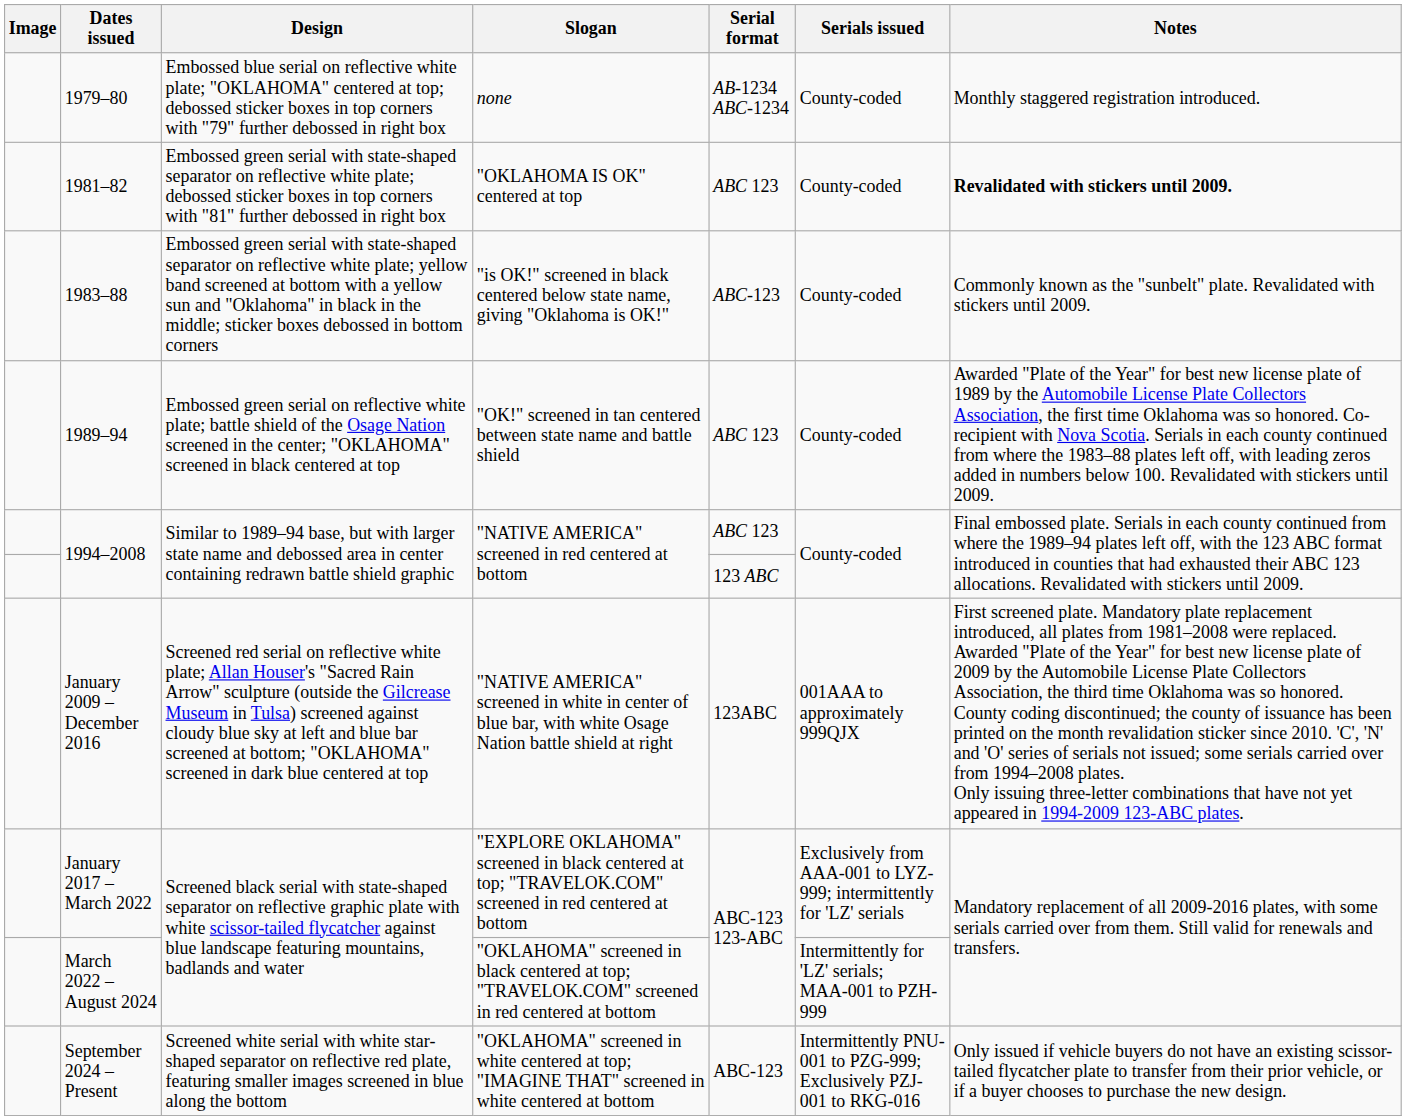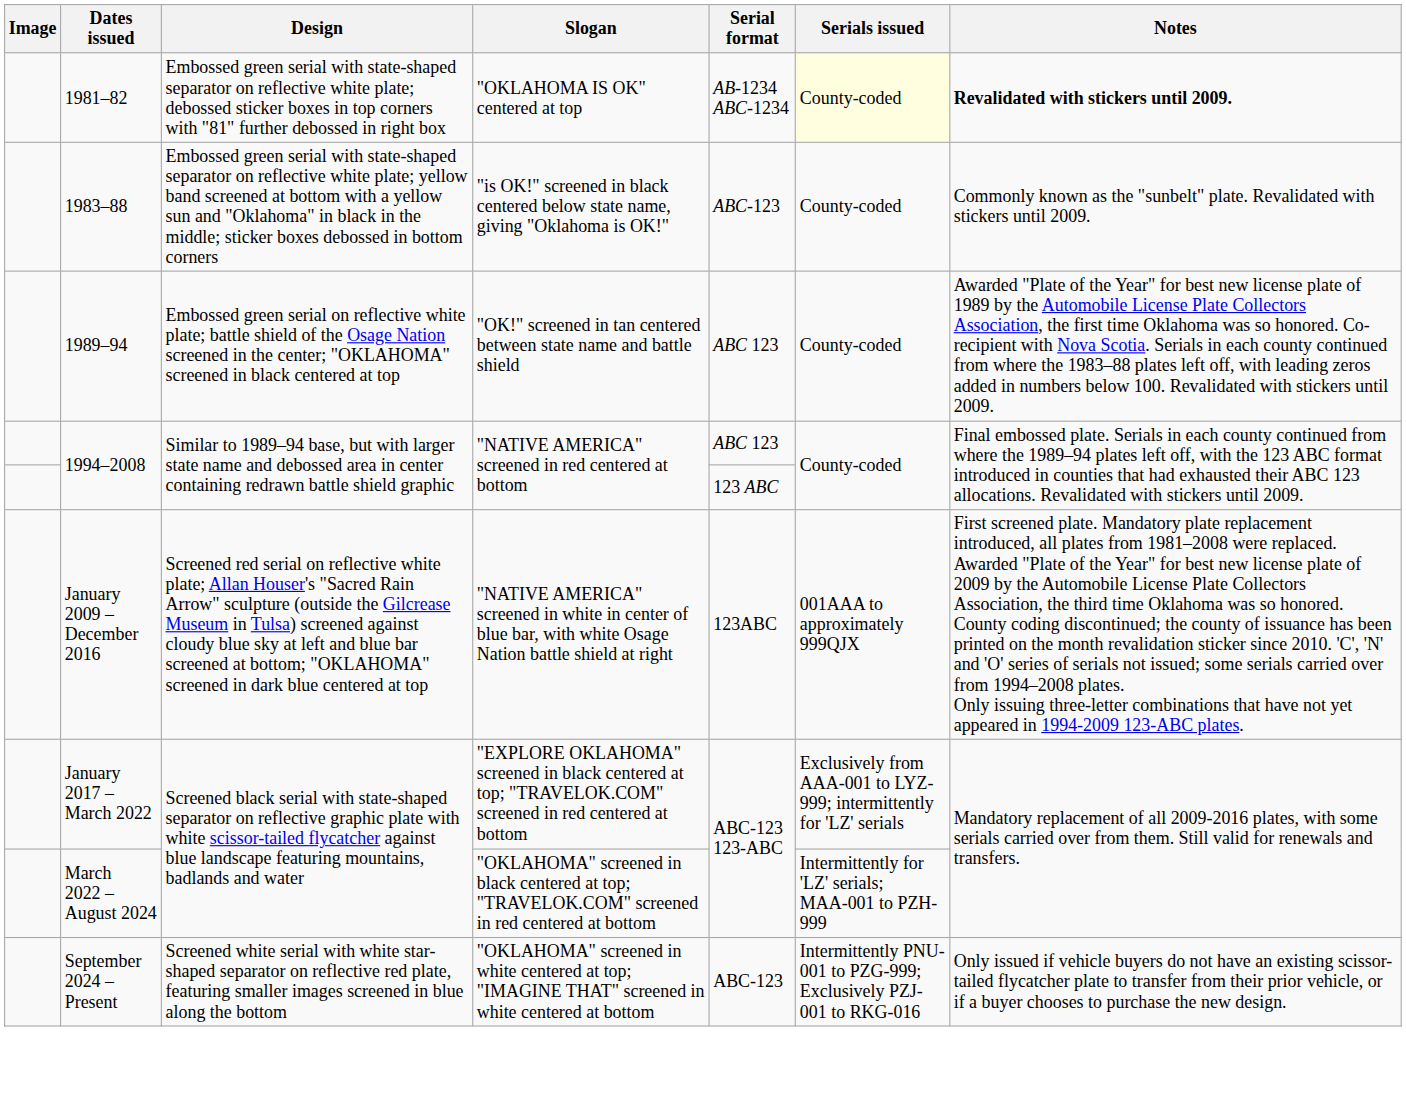- row: (96, 97)
(746, 186) ABC 123 -> (751, 97) AB-1234 ABC-1234
(851, 186) no background -> (851, 97) lightyellow background
